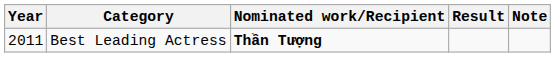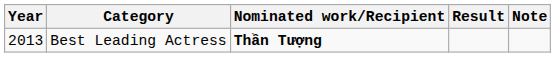(26, 40) 2011 -> (26, 40) 2013
